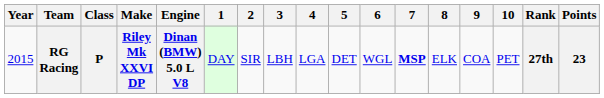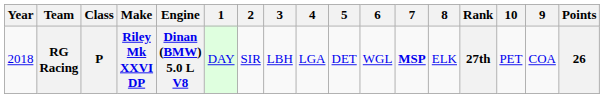columns swapped: (477, 15) <-> (541, 15)
(20, 59) 2015 -> (20, 59) 2018
(579, 59) 23 -> (579, 59) 26
